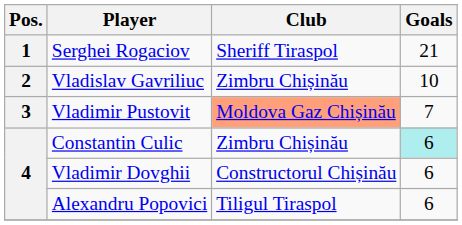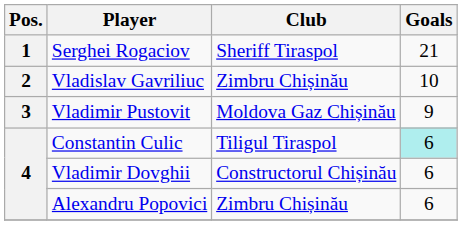(306, 111) lightsalmon background -> (306, 111) no background
(429, 111) 7 -> (429, 111) 9
(282, 142) Zimbru Chișinău -> (276, 142) Tiligul Tiraspol
(276, 204) Tiligul Tiraspol -> (282, 204) Zimbru Chișinău
